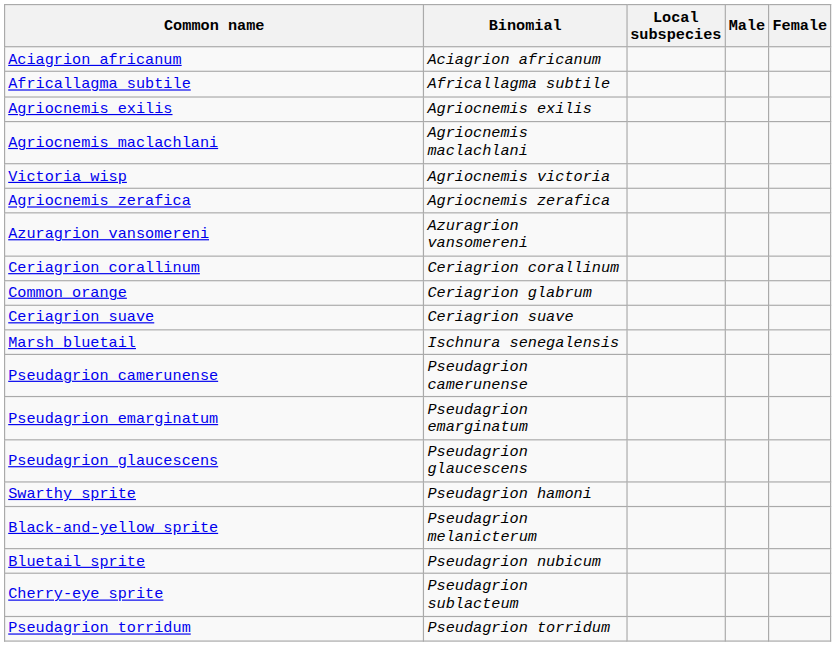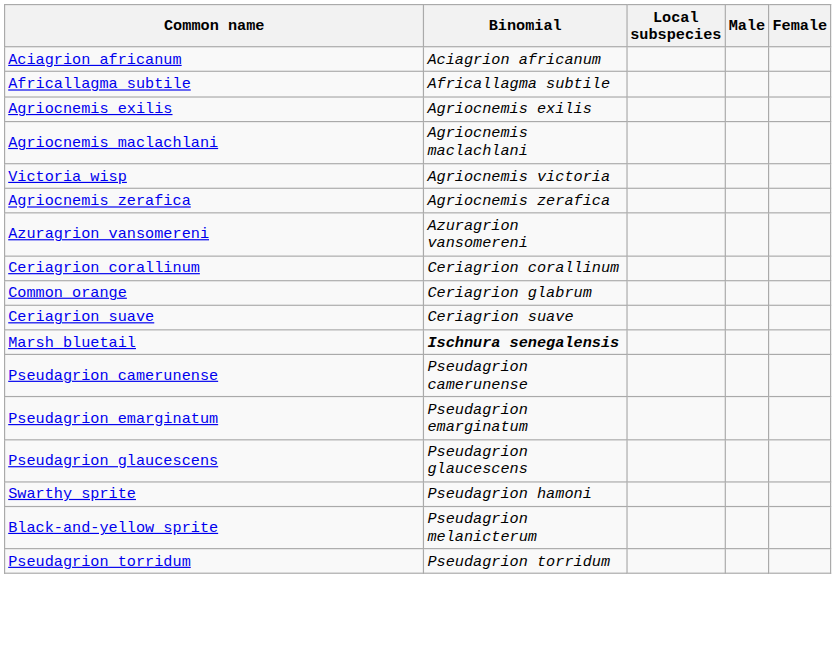(523, 342) normal -> (523, 342) bold
- row: (77, 561)
- row: (86, 595)
